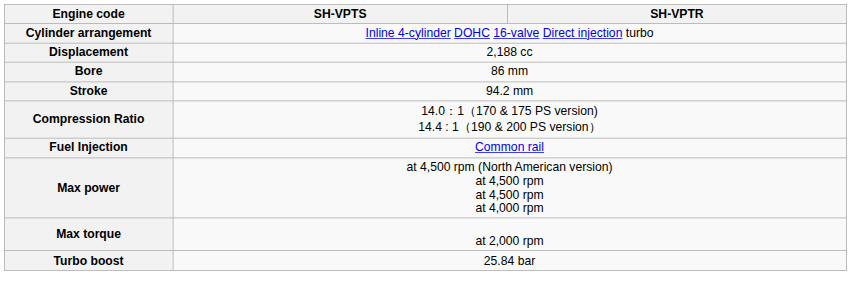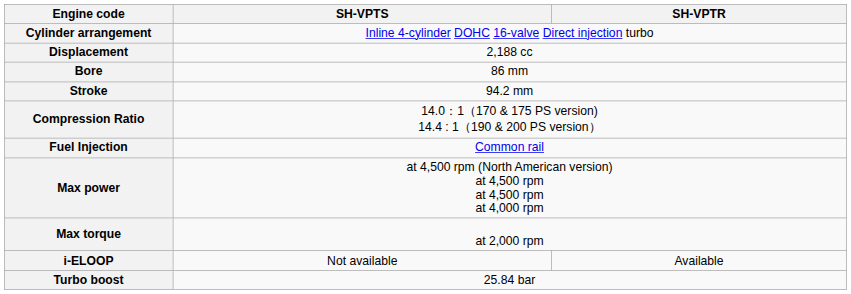+ row: (89, 260)
